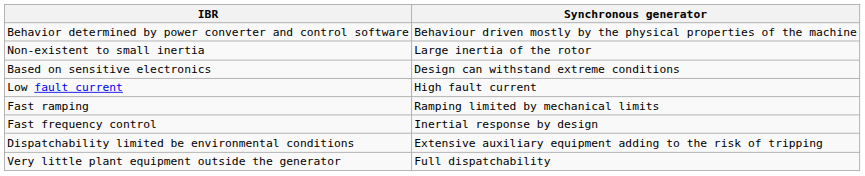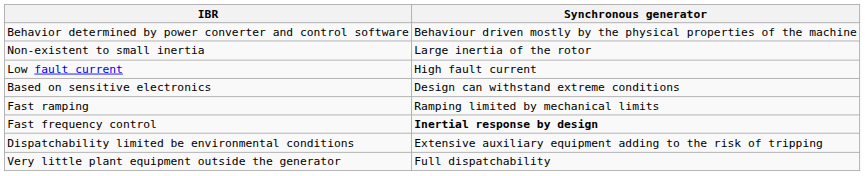rows swapped: (65, 87) <-> (109, 69)
(506, 124) normal -> (506, 124) bold
